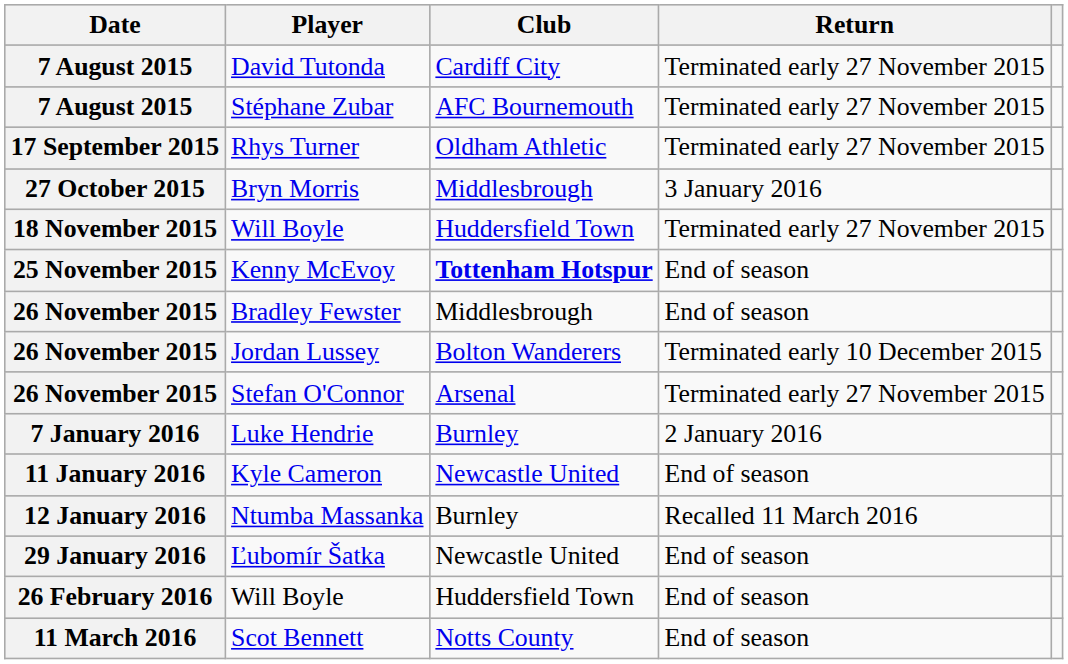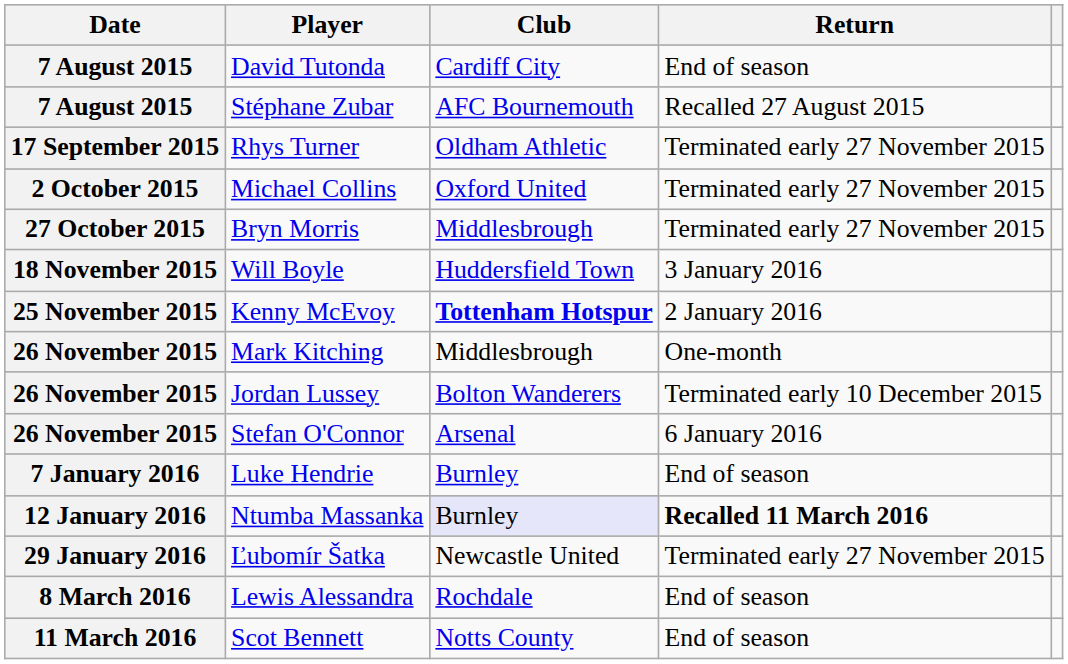(855, 65) Terminated early 27 November 2015 -> (737, 65) End of season
(855, 106) Terminated early 27 November 2015 -> (794, 106) Recalled 27 August 2015
+ row: (115, 188)
(743, 188) 3 January 2016 -> (855, 229) Terminated early 27 November 2015
(855, 229) Terminated early 27 November 2015 -> (743, 270) 3 January 2016
(737, 270) End of season -> (743, 310) 2 January 2016
- row: (115, 310)
+ row: (115, 351)
(855, 392) Terminated early 27 November 2015 -> (743, 433) 6 January 2016
(743, 433) 2 January 2016 -> (737, 474) End of season
- row: (115, 474)
(477, 515) no background -> (477, 515) lavender background
(791, 515) normal -> (796, 515) bold
(737, 556) End of season -> (855, 556) Terminated early 27 November 2015
- row: (115, 596)
+ row: (115, 596)
